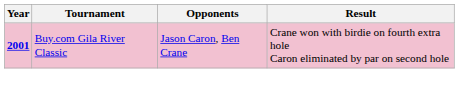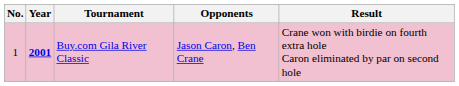+ column: (15, 13)
